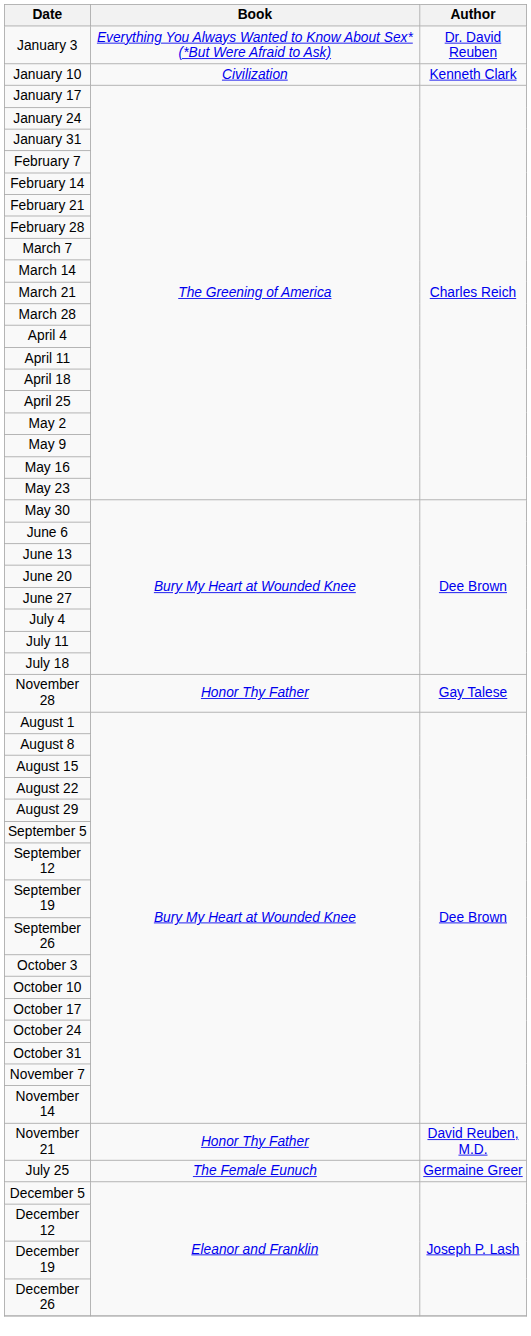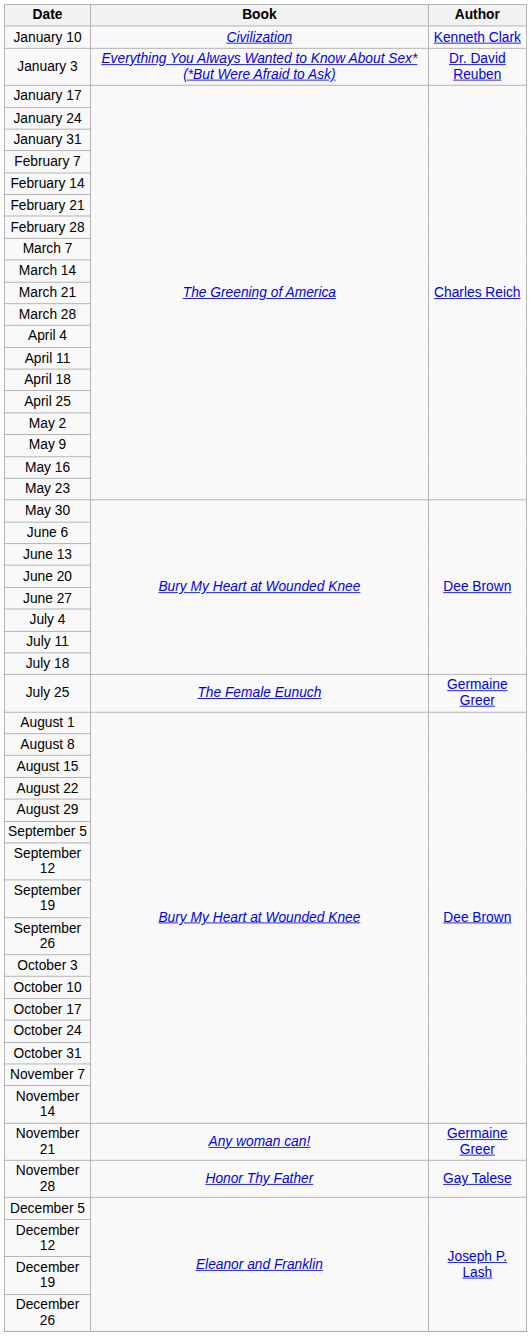rows swapped: (47, 44) <-> (47, 74)
rows swapped: (47, 1171) <-> (47, 693)
(255, 1141) Honor Thy Father -> (259, 1141) Any woman can!
(473, 1141) David Reuben, M.D. -> (477, 1141) Germaine Greer
